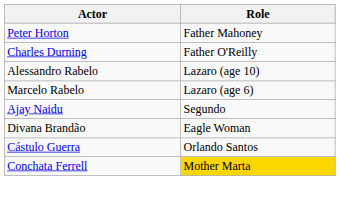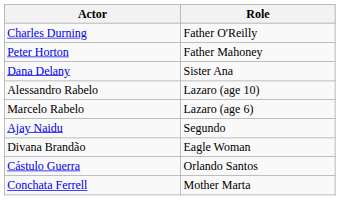rows swapped: (47, 52) <-> (38, 33)
+ row: (39, 71)
(217, 166) gold background -> (217, 185) no background
